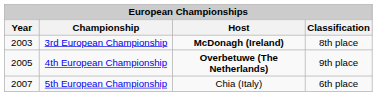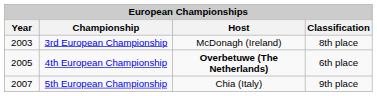(239, 43) bold -> (239, 43) normal
(339, 63) 9th place -> (339, 63) 6th place
(339, 84) 6th place -> (339, 84) 9th place
